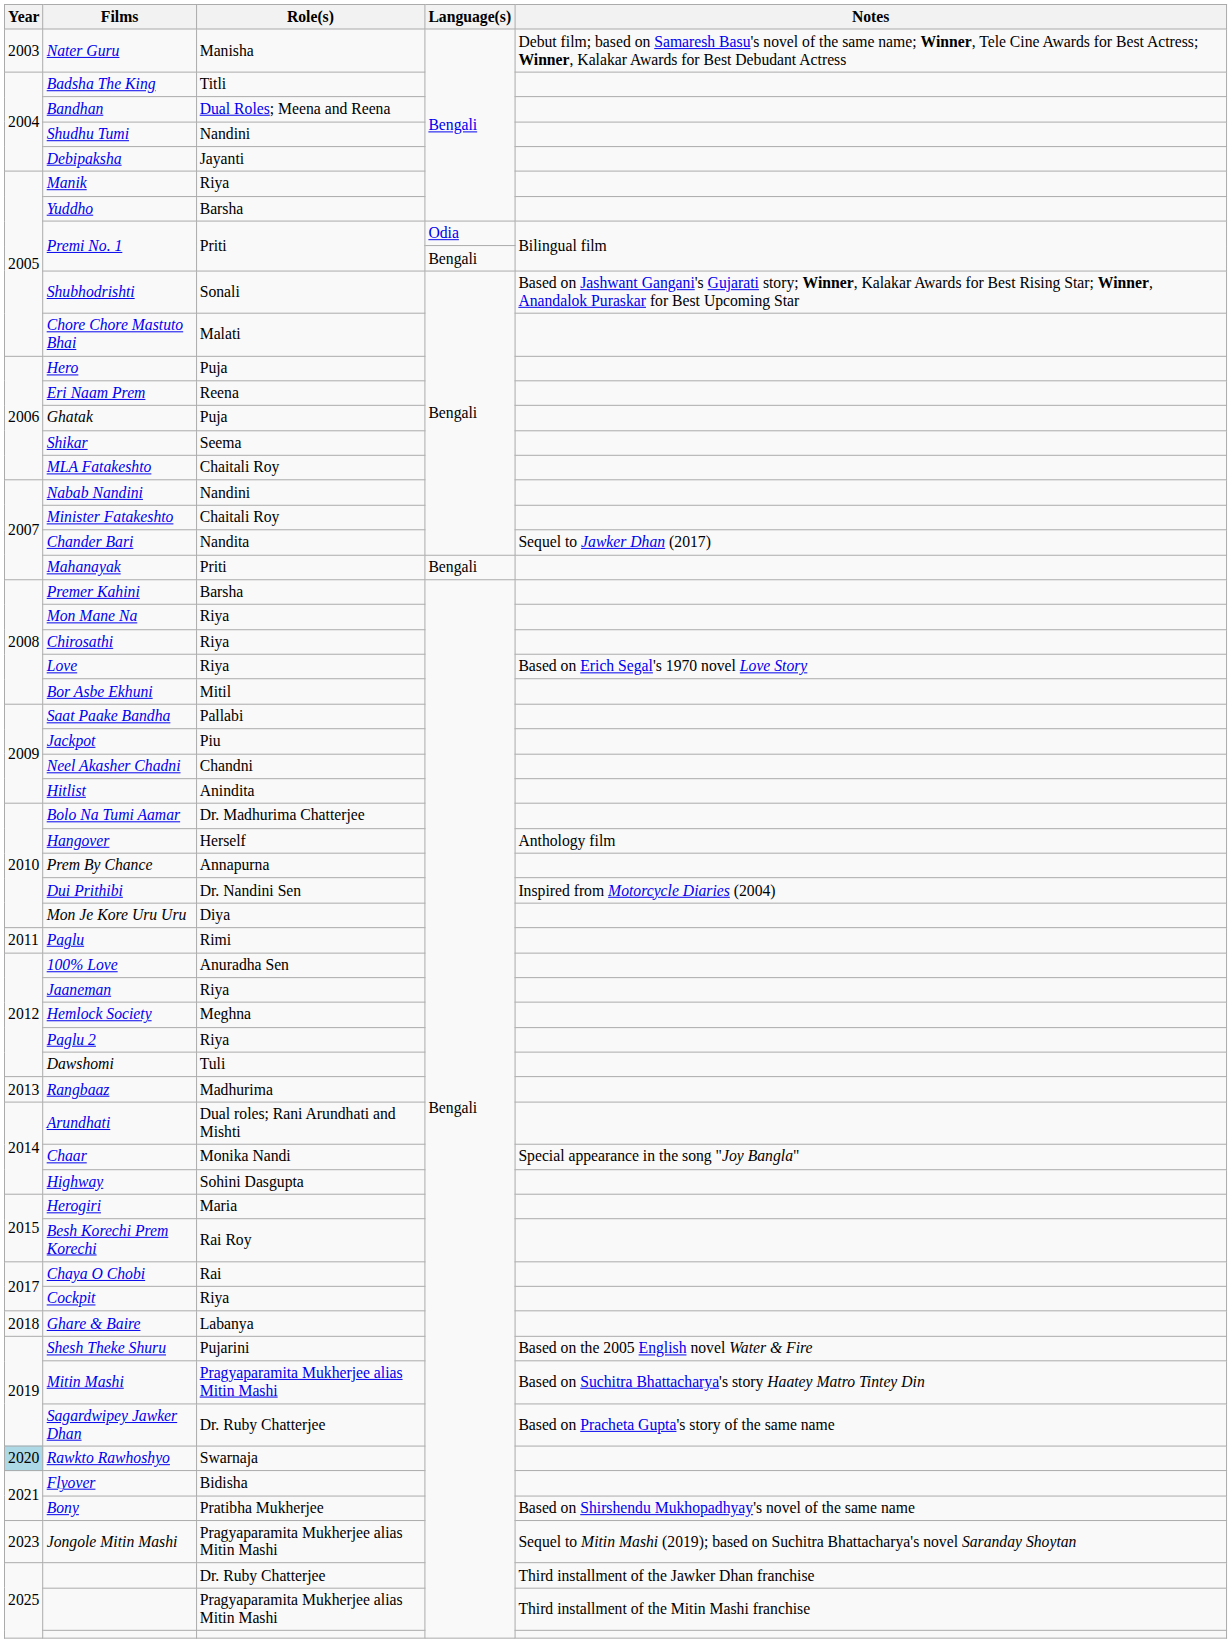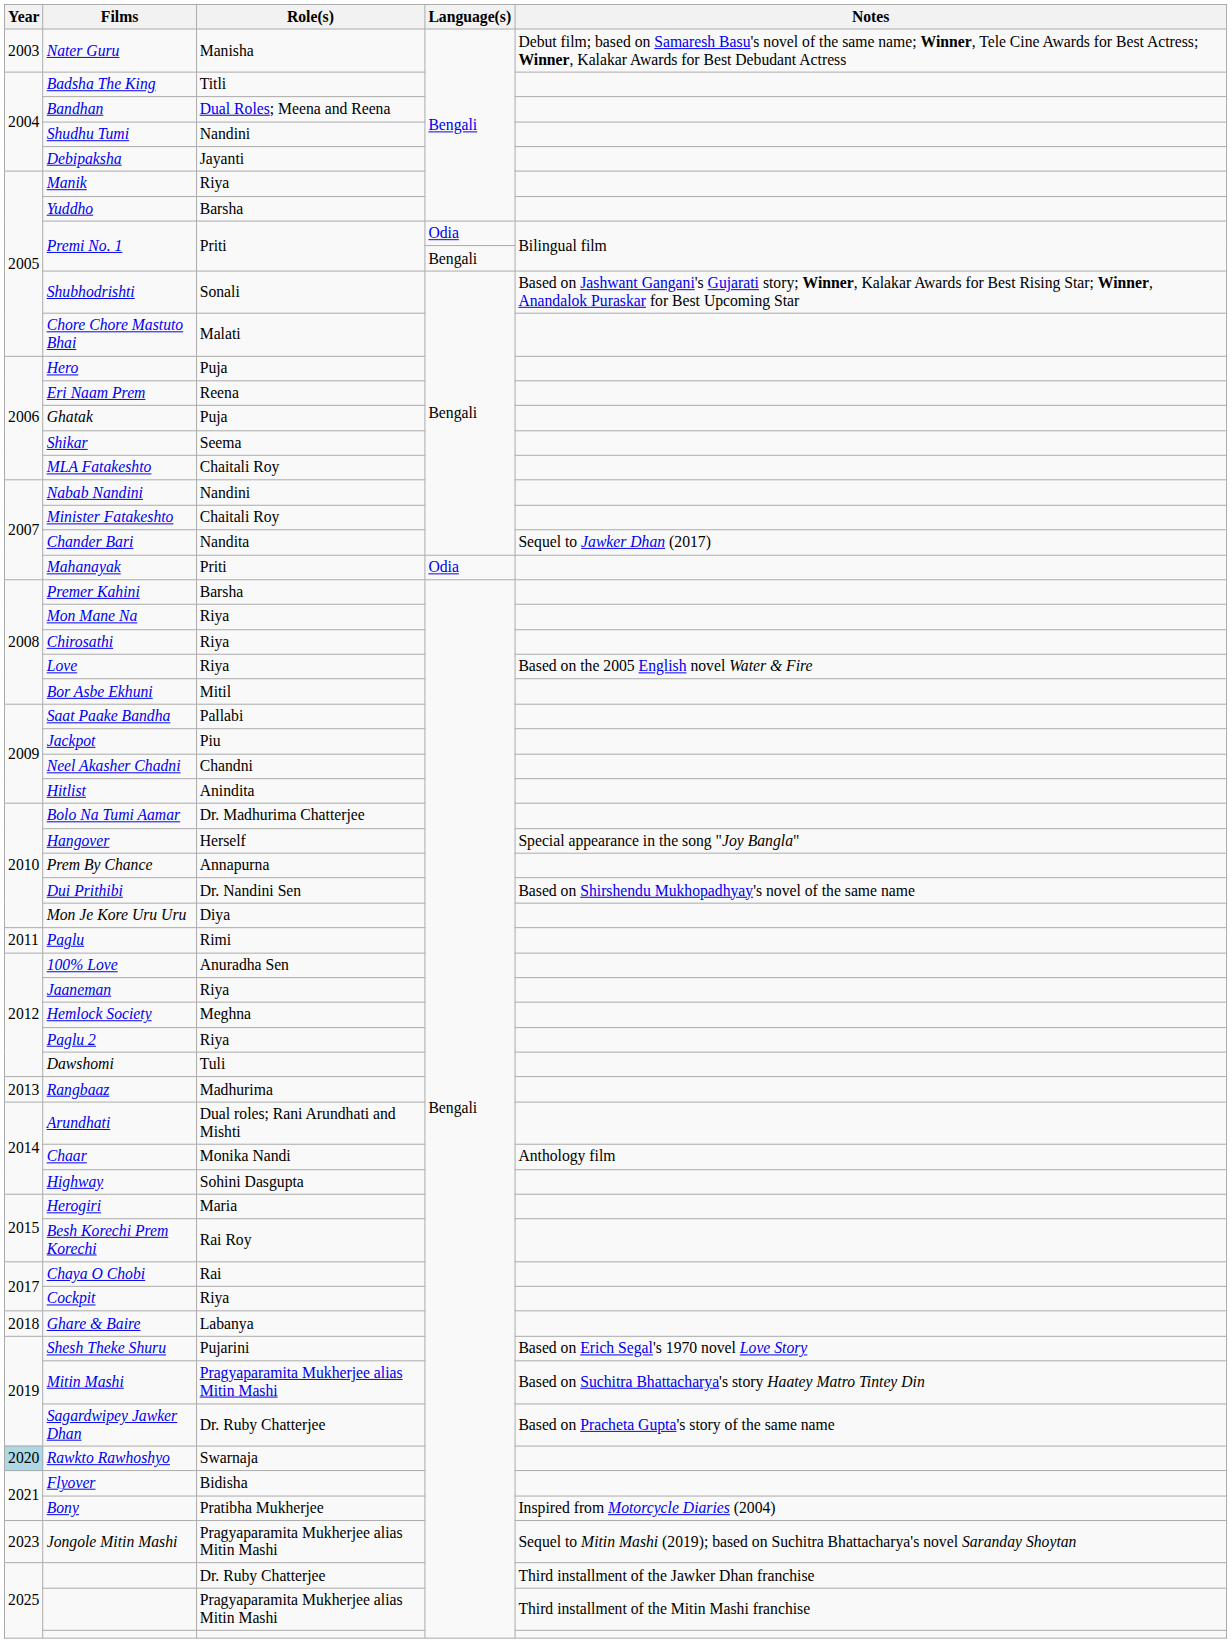(453, 567) Bengali -> (444, 567) Odia
(663, 666) Based on Erich Segal's 1970 novel Love Story -> (665, 666) Based on the 2005 English novel Water & Fire
(567, 840) Anthology film -> (659, 840) Special appearance in the song "Joy Bangla"
(647, 890) Inspired from Motorcycle Diaries (2004) -> (717, 890) Based on Shirshendu Mukhopadhyay's novel of the same name
(659, 1156) Special appearance in the song "Joy Bangla" -> (567, 1156) Anthology film
(665, 1348) Based on the 2005 English novel Water & Fire -> (663, 1348) Based on Erich Segal's 1970 novel Love Story
(717, 1508) Based on Shirshendu Mukhopadhyay's novel of the same name -> (647, 1508) Inspired from Motorcycle Diaries (2004)
